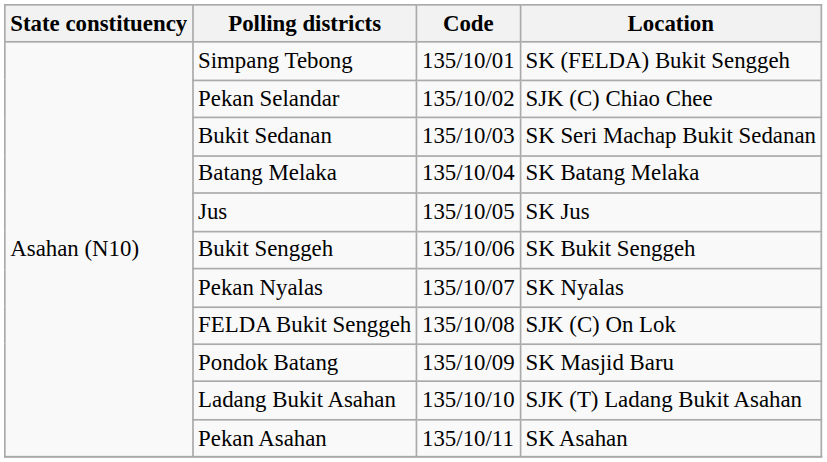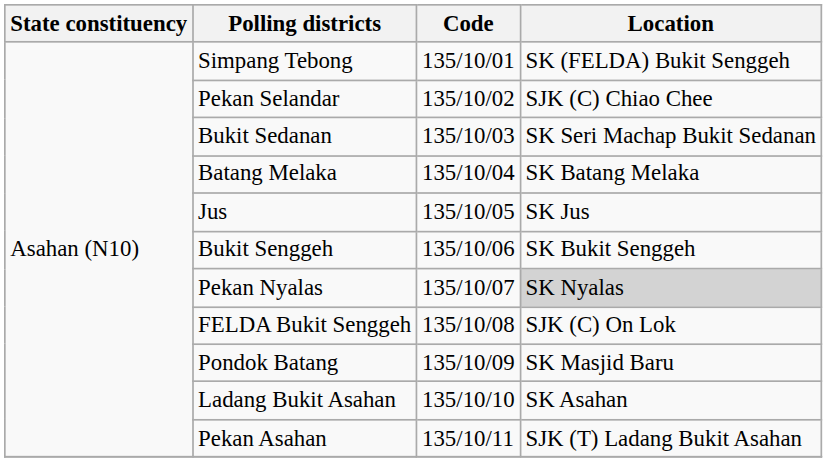(575, 286) no background -> (575, 286) lightgrey background
(664, 399) SJK (T) Ladang Bukit Asahan -> (577, 399) SK Asahan
(577, 437) SK Asahan -> (664, 437) SJK (T) Ladang Bukit Asahan
